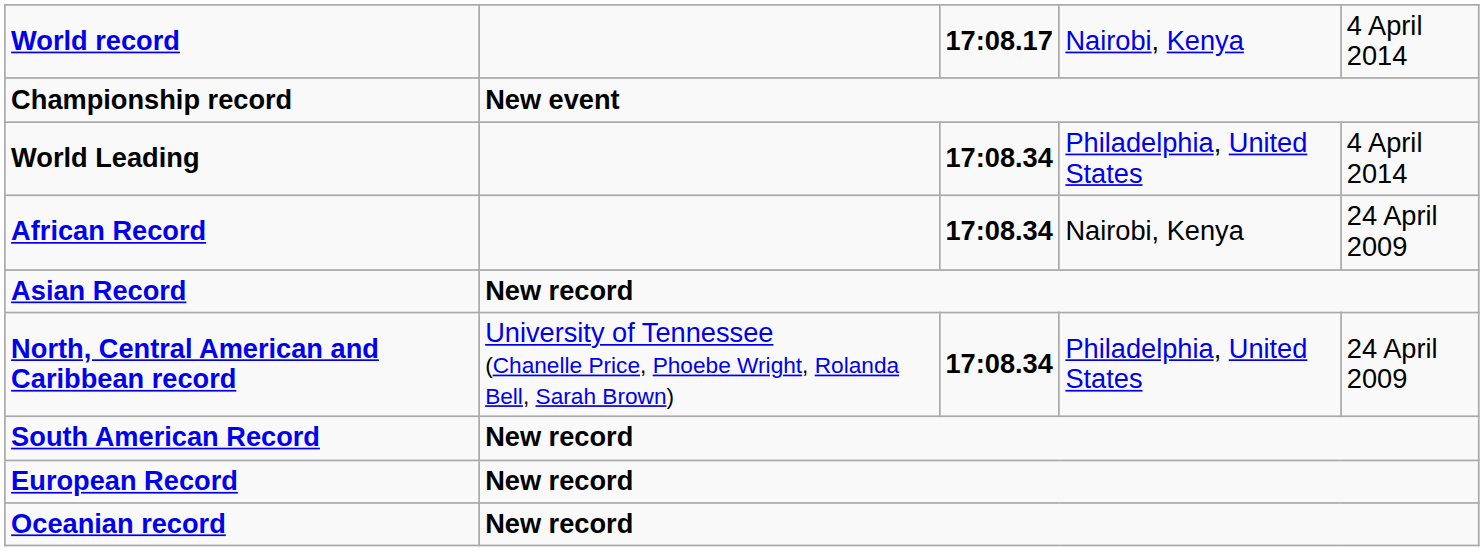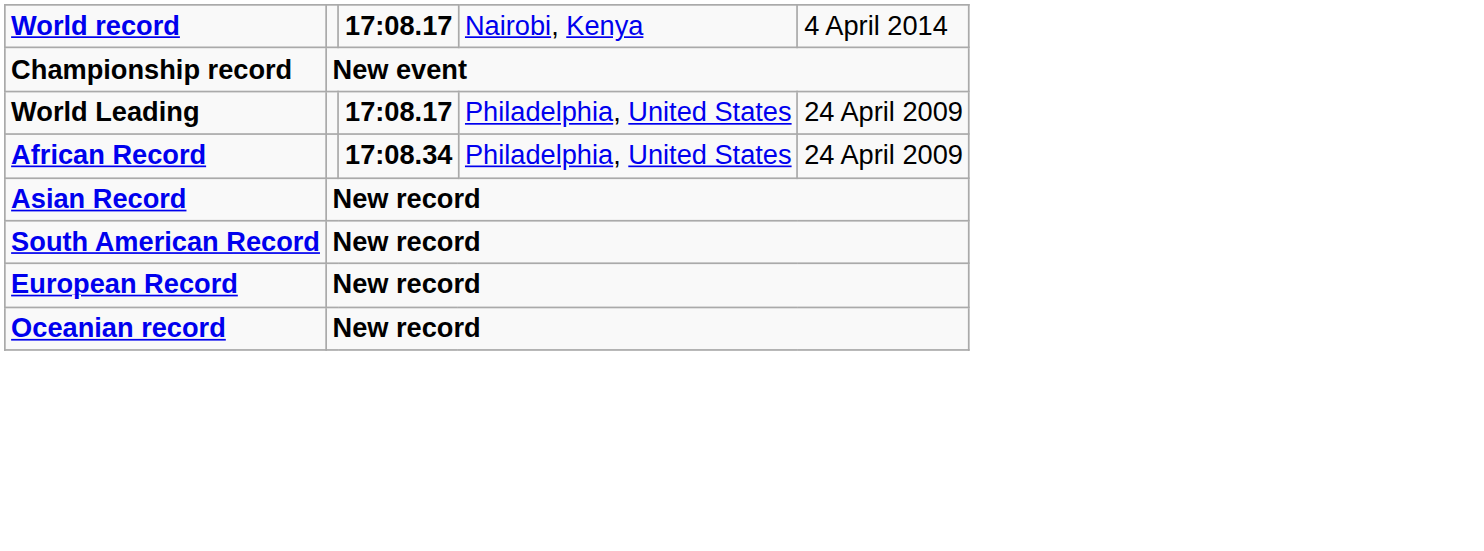(999, 158) 17:08.34 -> (399, 112) 17:08.17
(1385, 158) 4 April 2014 -> (884, 112) 24 April 2009
(1155, 231) Nairobi, Kenya -> (628, 155) Philadelphia, United States
- row: (195, 364)
